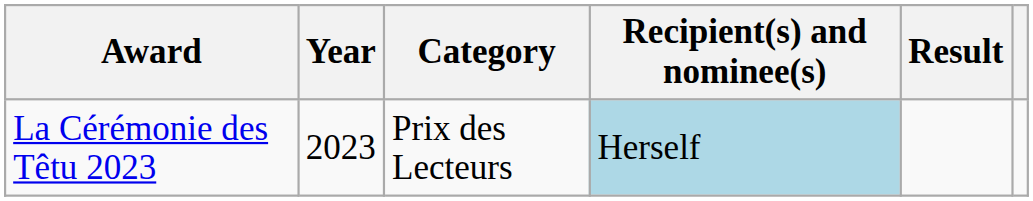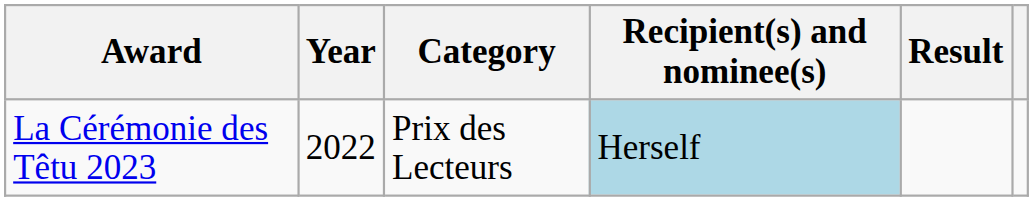(341, 146) 2023 -> (341, 146) 2022
